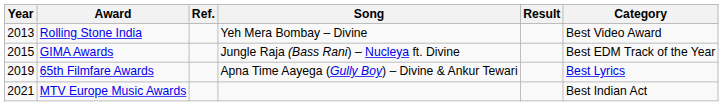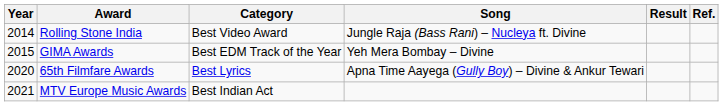columns swapped: (641, 14) <-> (203, 14)
(21, 33) 2013 -> (21, 33) 2014
(294, 33) Yeh Mera Bombay – Divine -> (466, 33) Jungle Raja (Bass Rani) – Nucleya ft. Divine
(340, 52) Jungle Raja (Bass Rani) – Nucleya ft. Divine -> (420, 52) Yeh Mera Bombay – Divine
(21, 71) 2019 -> (21, 71) 2020
